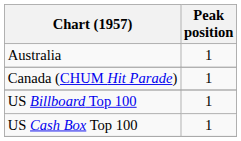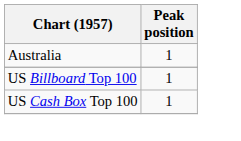- row: (93, 78)
